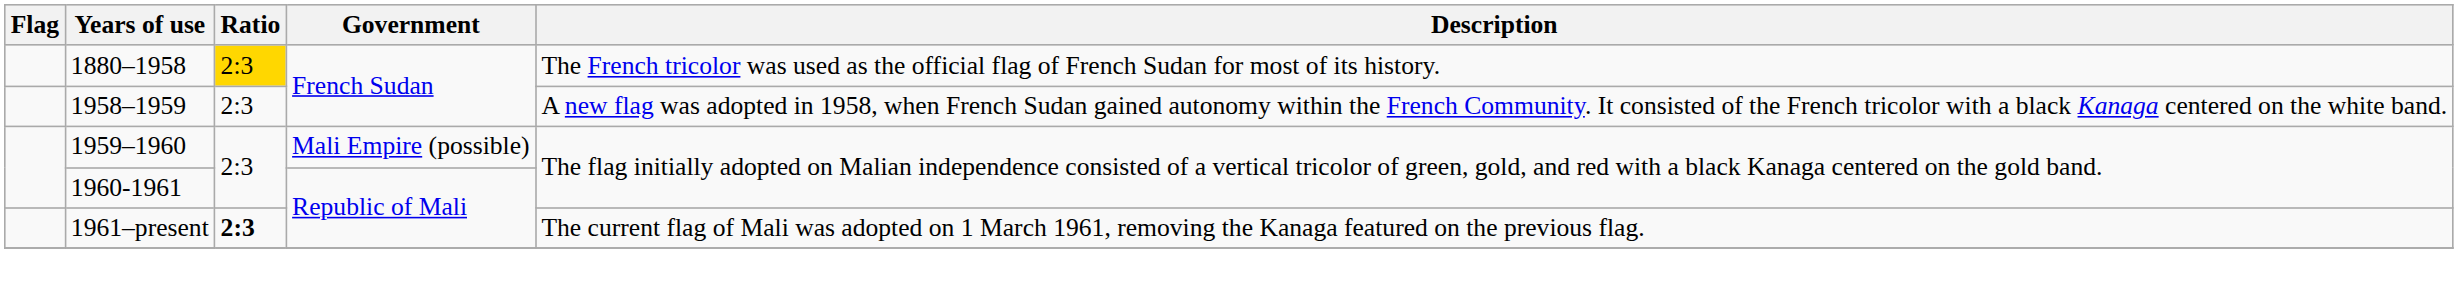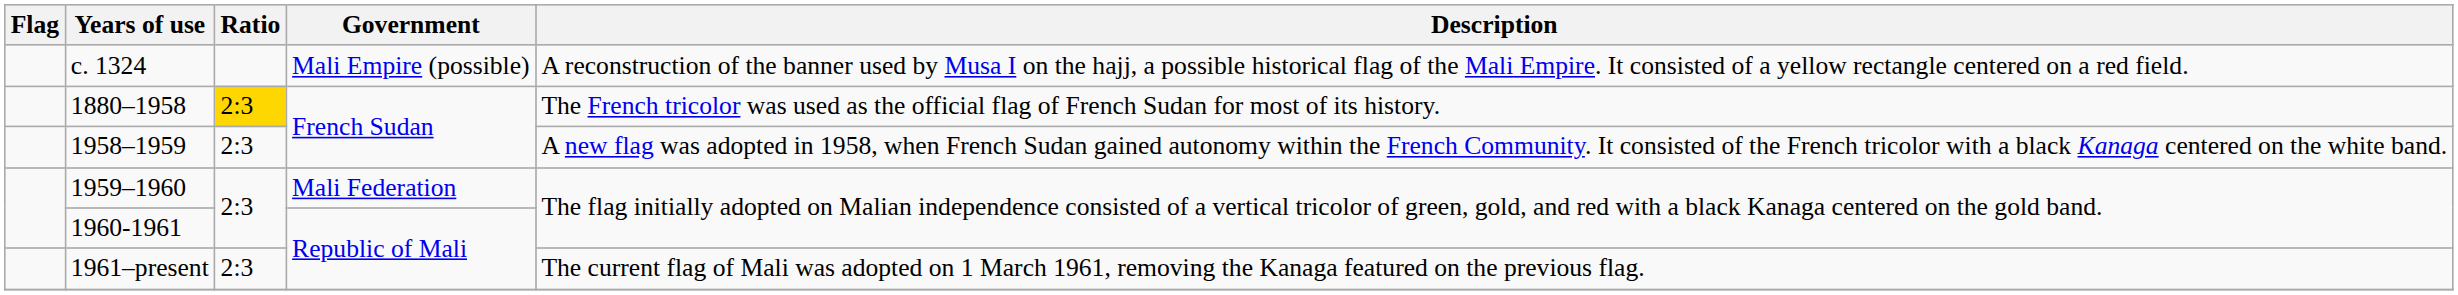+ row: (109, 65)
(411, 146) Mali Empire (possible) -> (374, 187) Mali Federation
(238, 227) bold -> (237, 268) normal
